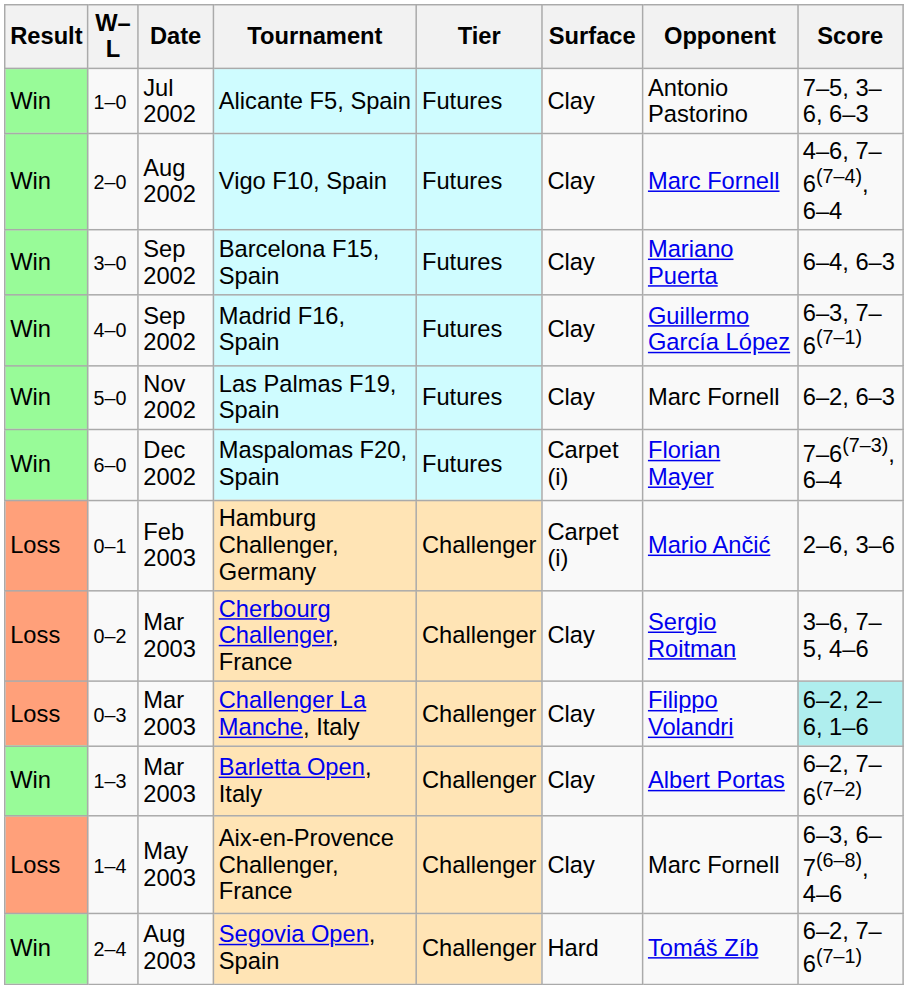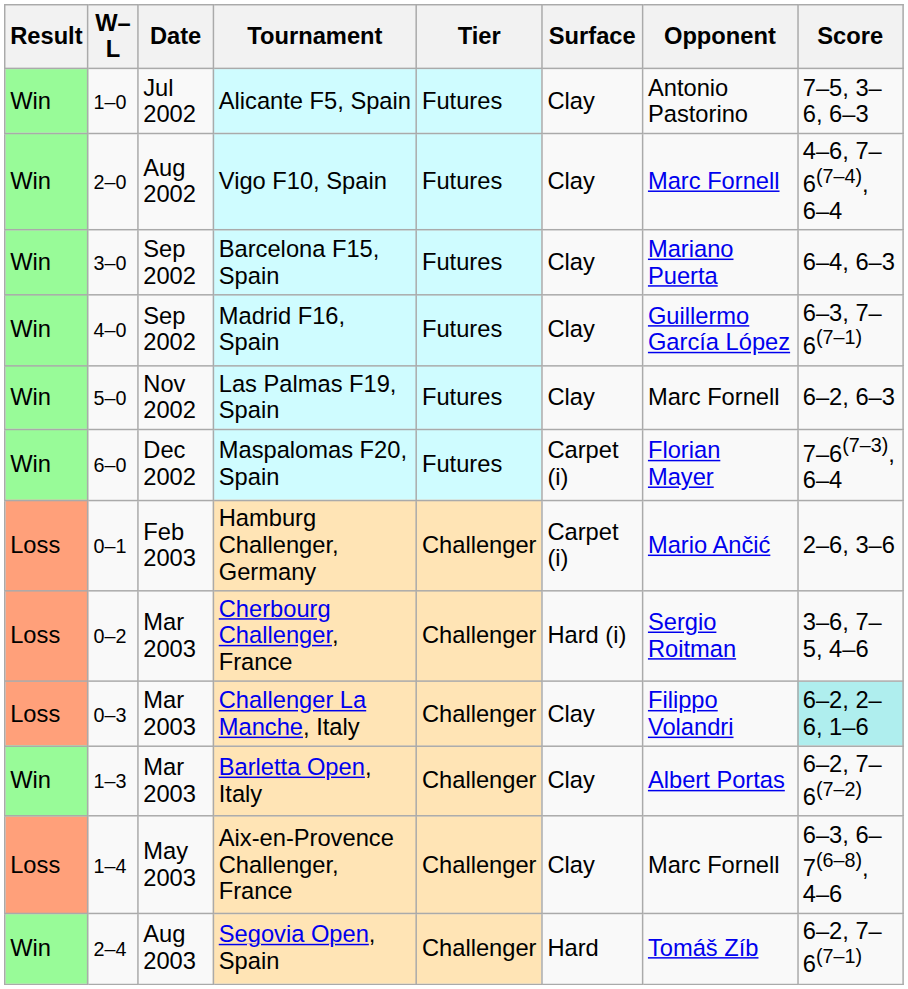(571, 635) Clay -> (587, 635) Hard (i)
